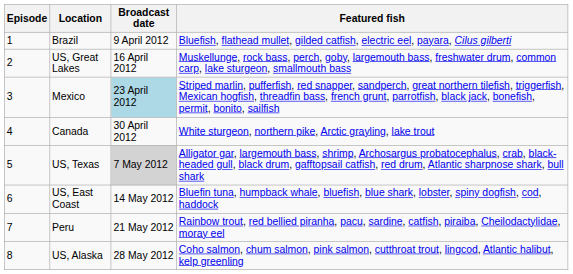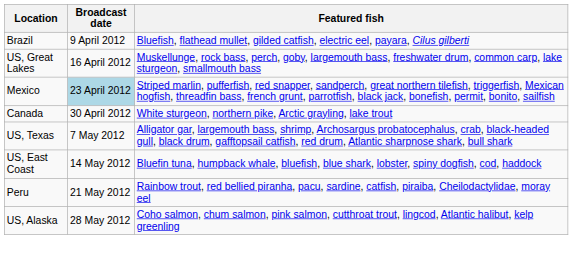- column: (27, 18)
(141, 165) lightgrey background -> (97, 136) no background
